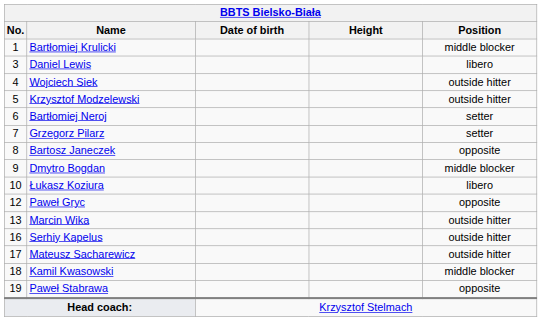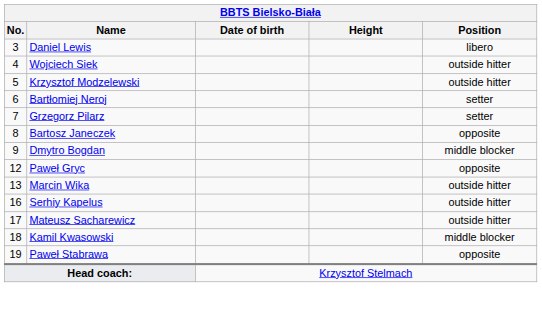- row: (73, 47)
- row: (67, 185)
